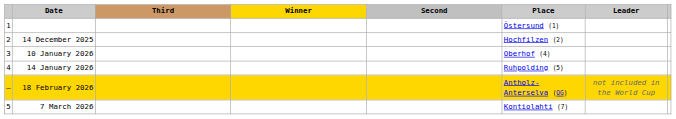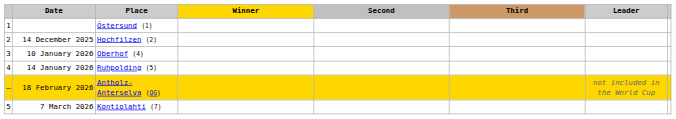columns swapped: (543, 11) <-> (163, 11)
